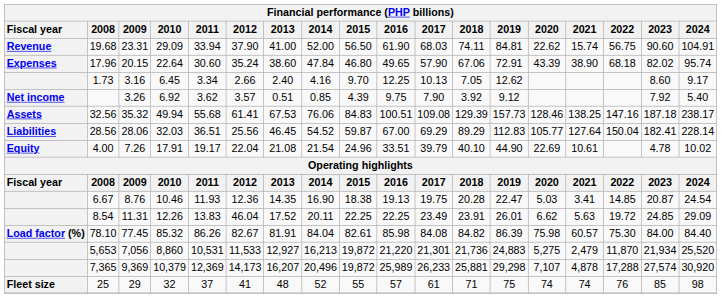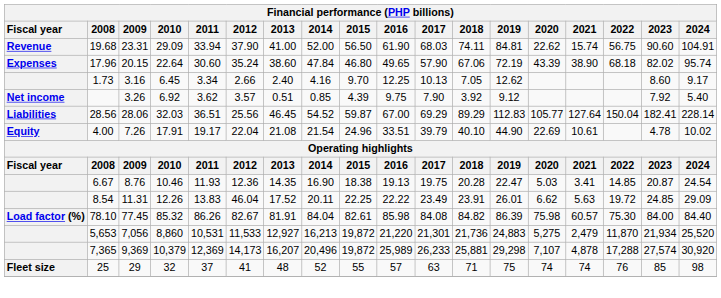(509, 64) 72.91 -> (509, 64) 72.19
- row: (103, 115)
(396, 217) 22.25 -> (396, 200) 22.22
(434, 285) 61 -> (434, 268) 63
